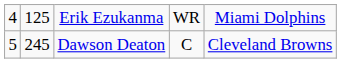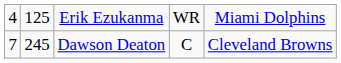(13, 44) 5 -> (13, 44) 7
